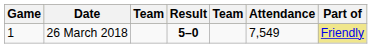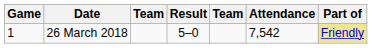(188, 33) bold -> (188, 33) normal
(264, 33) 7,549 -> (264, 33) 7,542
